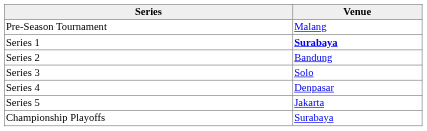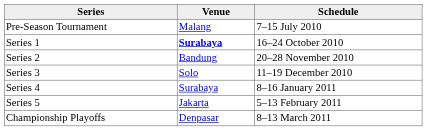+ column: (338, 12)
(314, 87) Denpasar -> (198, 87) Surabaya
(314, 118) Surabaya -> (199, 118) Denpasar
